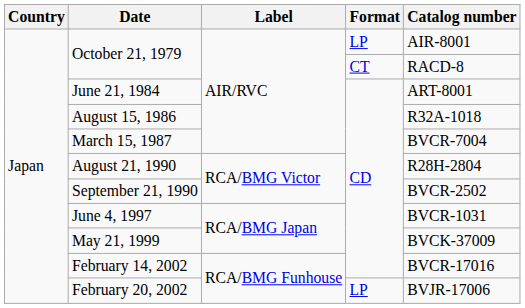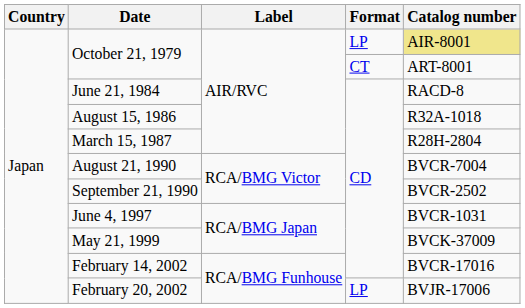(439, 41) no background -> (439, 41) khaki background
(436, 66) RACD-8 -> (440, 66) ART-8001
(440, 91) ART-8001 -> (436, 91) RACD-8
(447, 141) BVCR-7004 -> (444, 141) R28H-2804
(444, 166) R28H-2804 -> (447, 166) BVCR-7004
